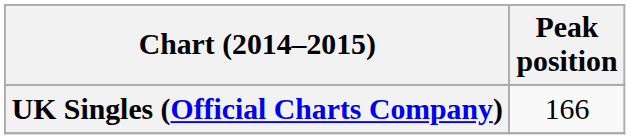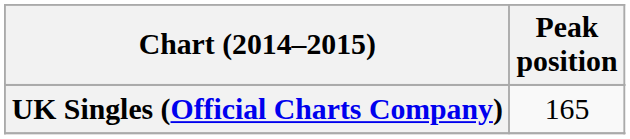(567, 108) 166 -> (567, 108) 165
